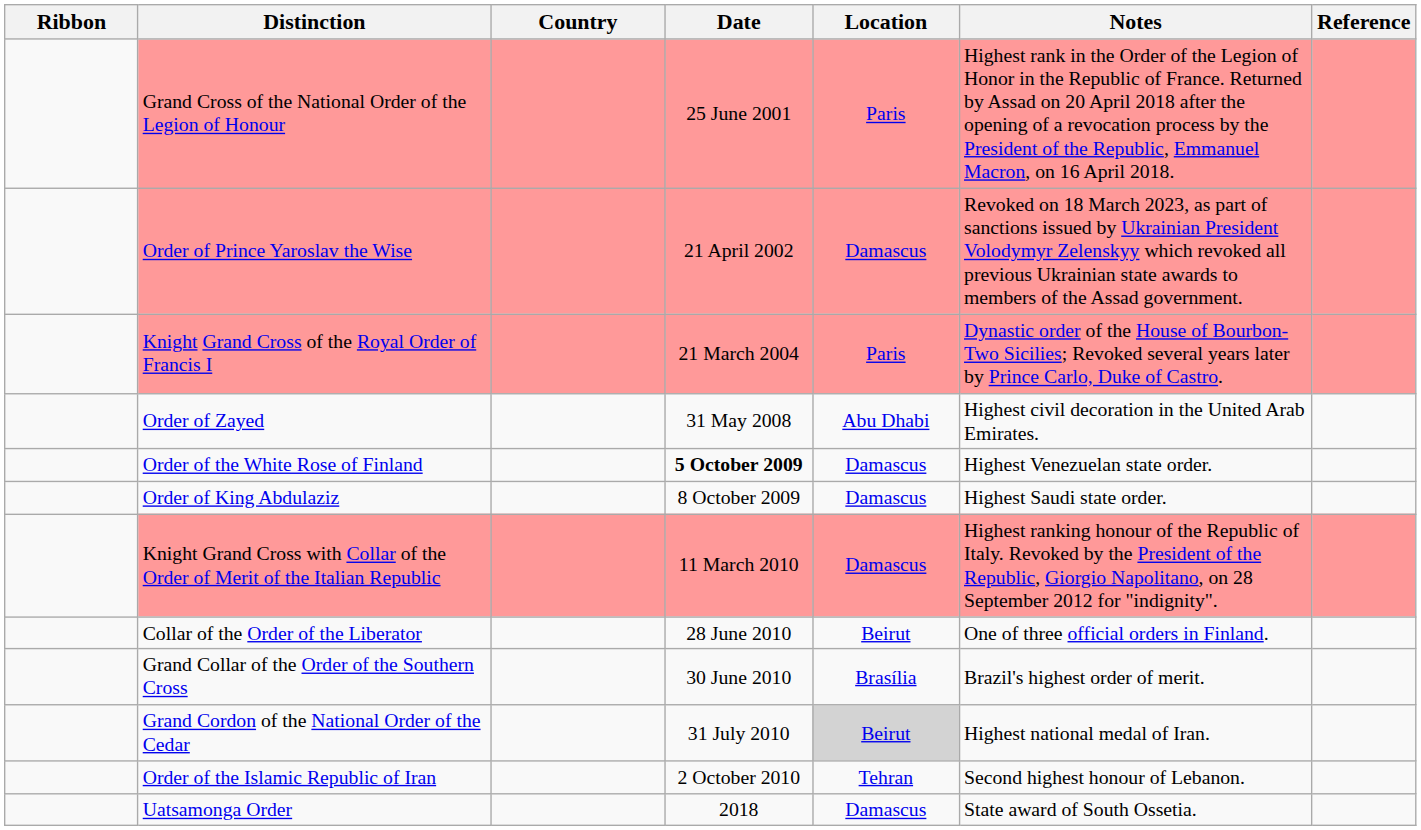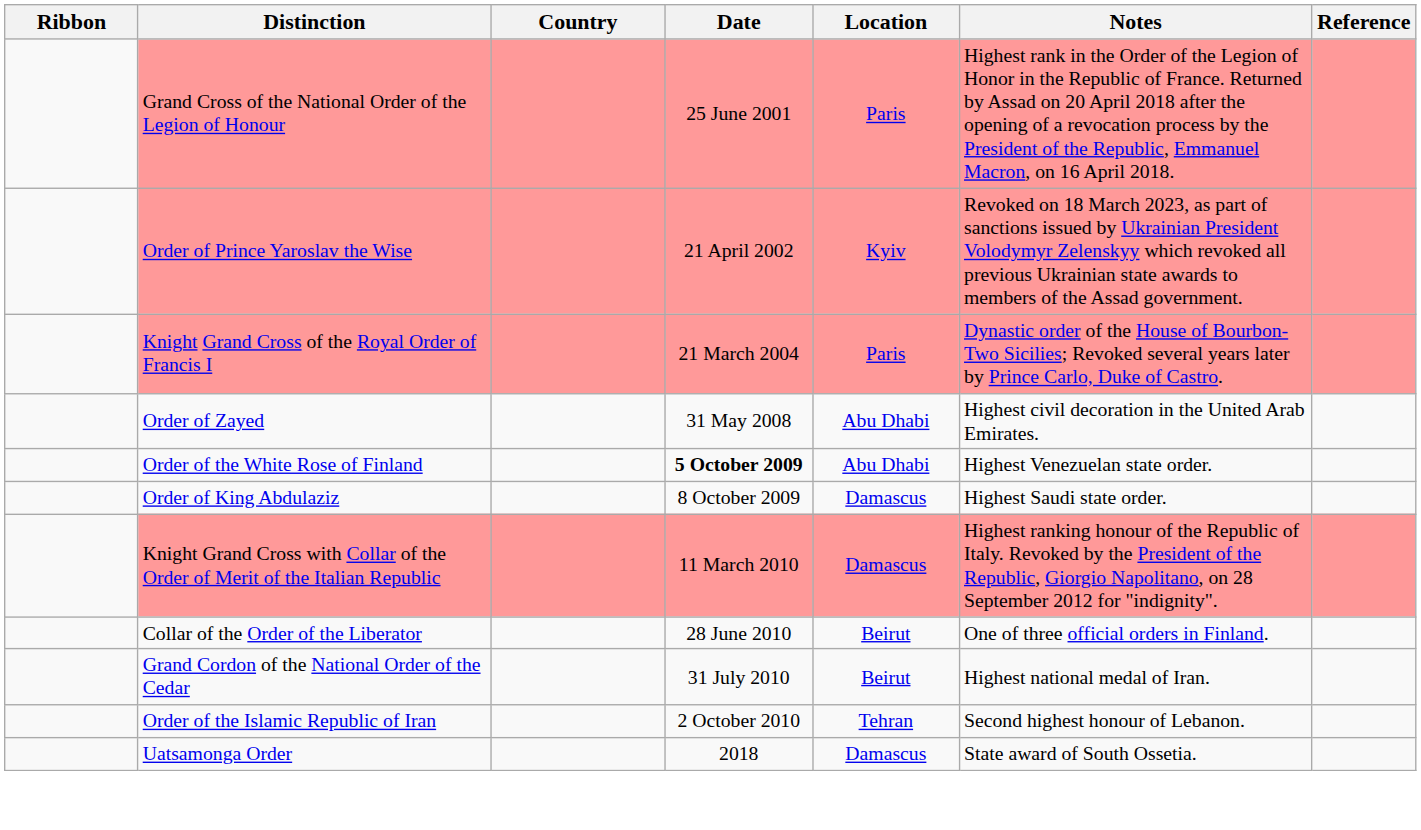(886, 251) Damascus -> (886, 251) Kyiv
(886, 465) Damascus -> (886, 465) Abu Dhabi
- row: (308, 676)
(886, 732) lightgrey background -> (886, 676) no background
